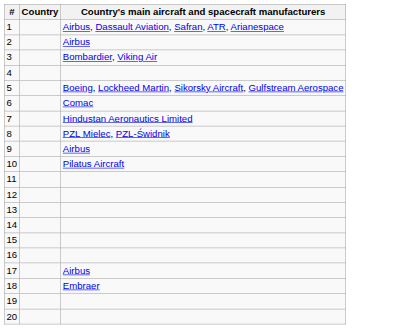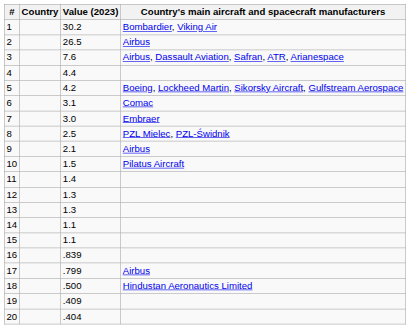+ column: (91, 12)
(173, 27) Airbus, Dassault Aviation, Safran, ATR, Arianespace -> (170, 27) Bombardier, Viking Air
(110, 57) Bombardier, Viking Air -> (233, 57) Airbus, Dassault Aviation, Safran, ATR, Arianespace
(128, 118) Hindustan Aeronautics Limited -> (141, 118) Embraer
(81, 286) Embraer -> (188, 286) Hindustan Aeronautics Limited
